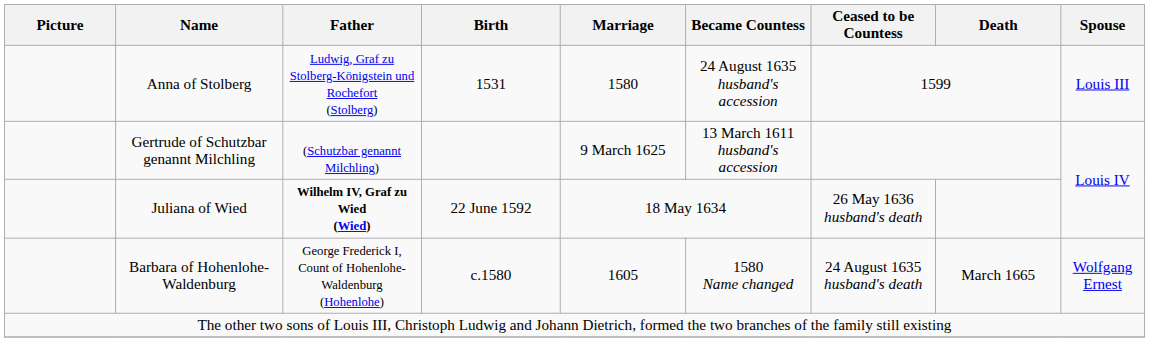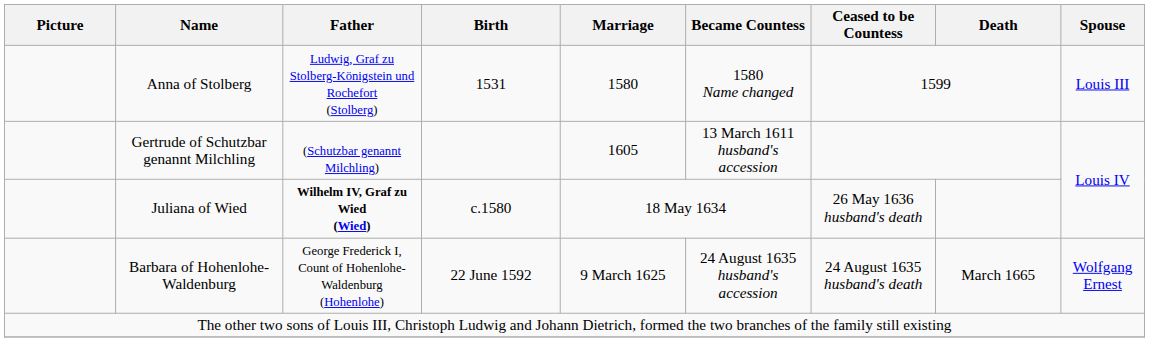(748, 83) 24 August 1635 husband's accession -> (748, 83) 1580 Name changed
(623, 150) 9 March 1625 -> (623, 150) 1605
(491, 208) 22 June 1592 -> (491, 208) c.1580
(491, 275) c.1580 -> (491, 275) 22 June 1592
(623, 275) 1605 -> (623, 275) 9 March 1625
(748, 275) 1580 Name changed -> (748, 275) 24 August 1635 husband's accession
